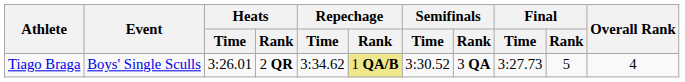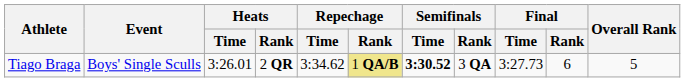(428, 65) normal -> (428, 65) bold
(566, 65) 5 -> (567, 65) 6
(633, 65) 4 -> (634, 65) 5
